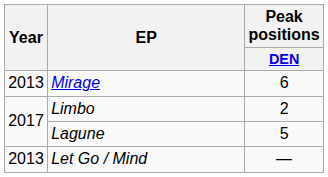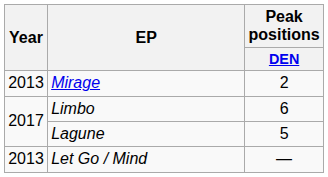(284, 83) 6 -> (284, 83) 2
(284, 108) 2 -> (284, 108) 6
